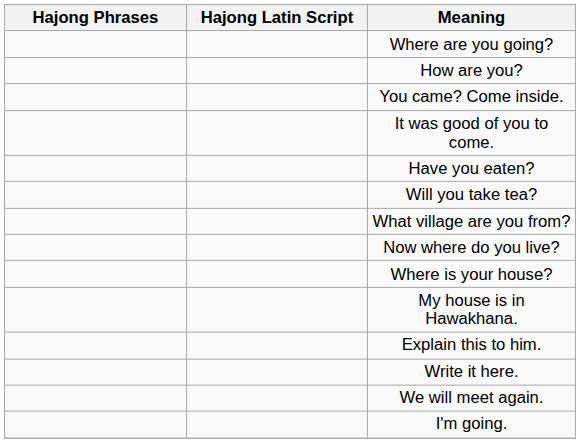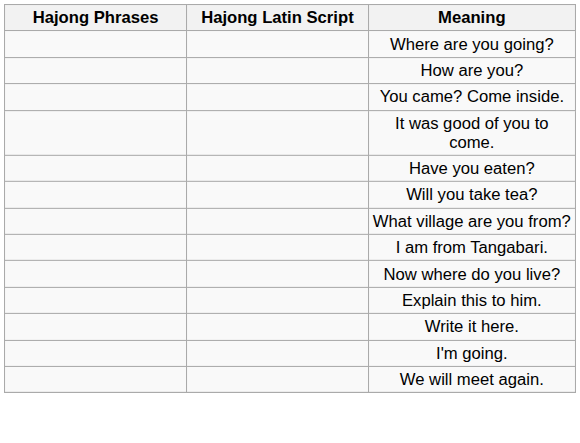+ row: (472, 247)
- row: (472, 273)
- row: (472, 309)
rows swapped: (472, 424) <-> (472, 398)
